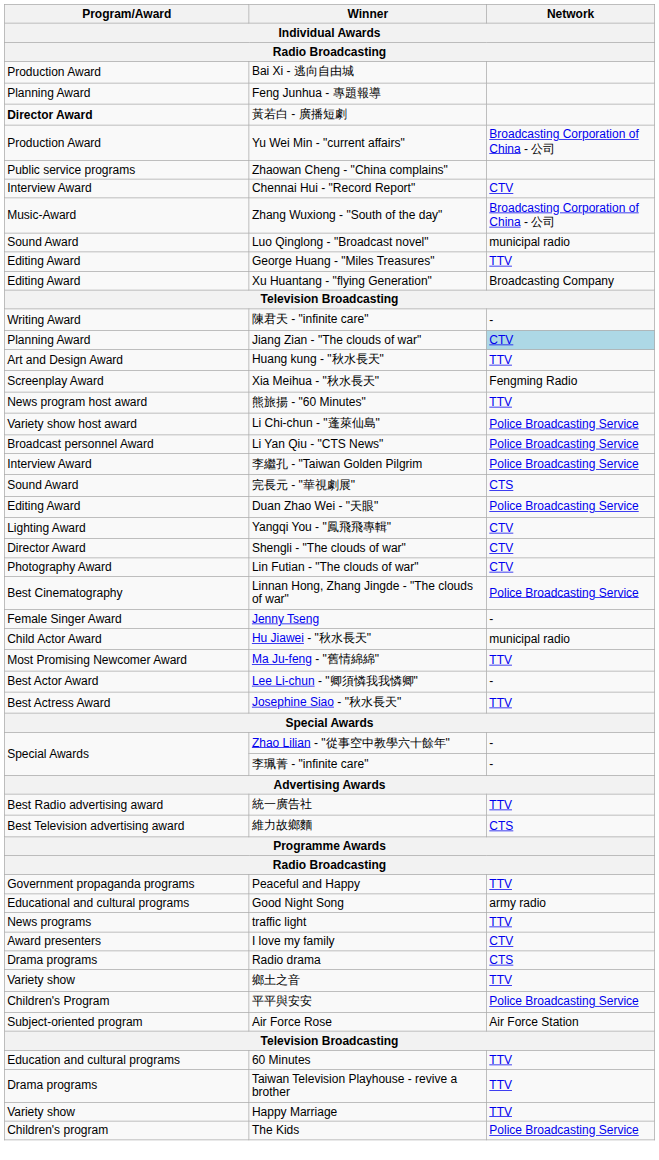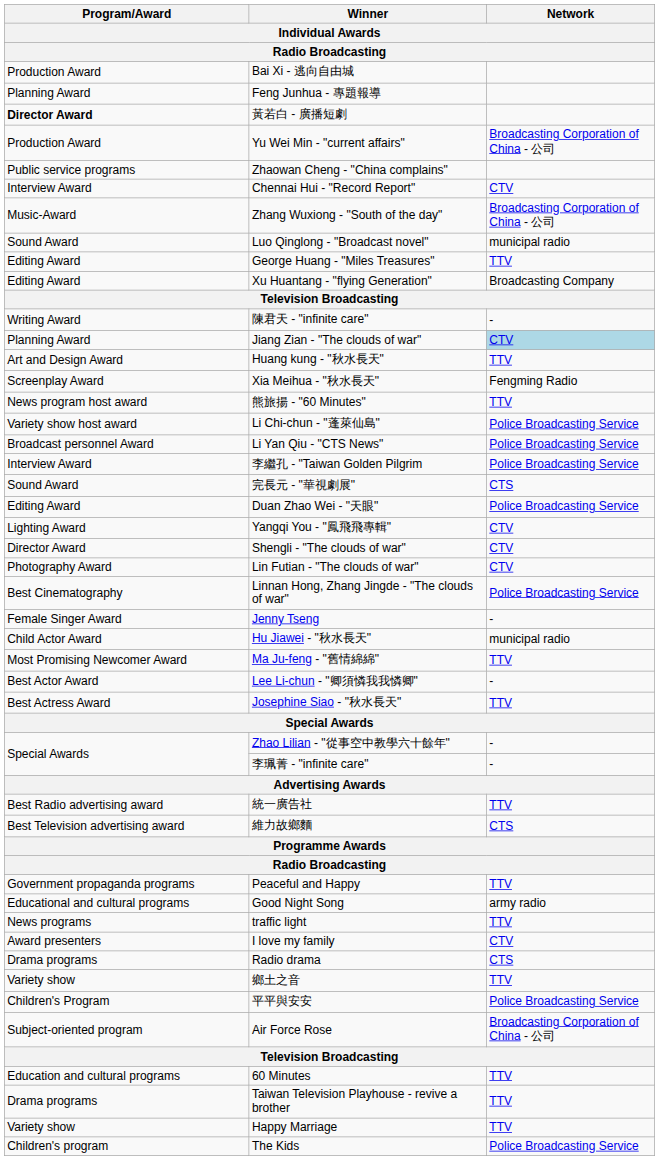(534, 1022) Air Force Station -> (564, 1029) Broadcasting Corporation of China - 公司
